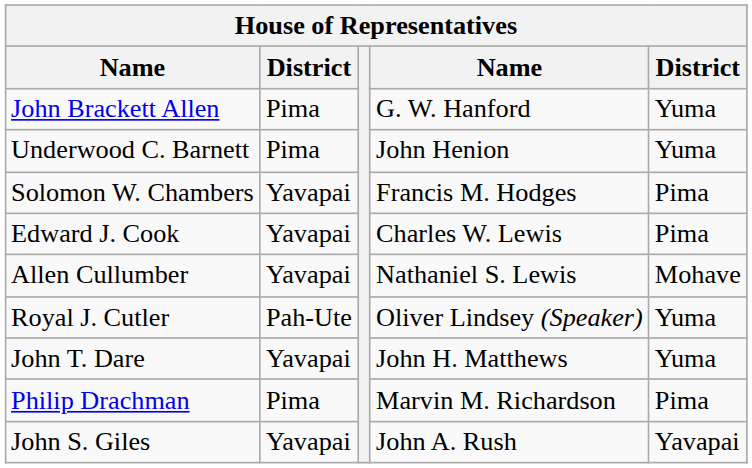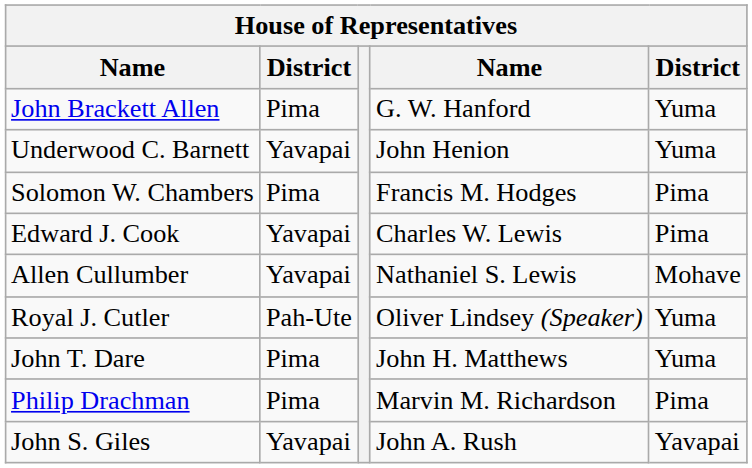(293, 150) Pima -> (308, 150) Yavapai
(308, 192) Yavapai -> (293, 192) Pima
(308, 358) Yavapai -> (293, 358) Pima
